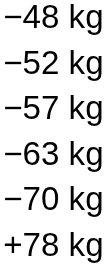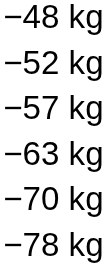+ row: (53, 245)
- row: (53, 245)
